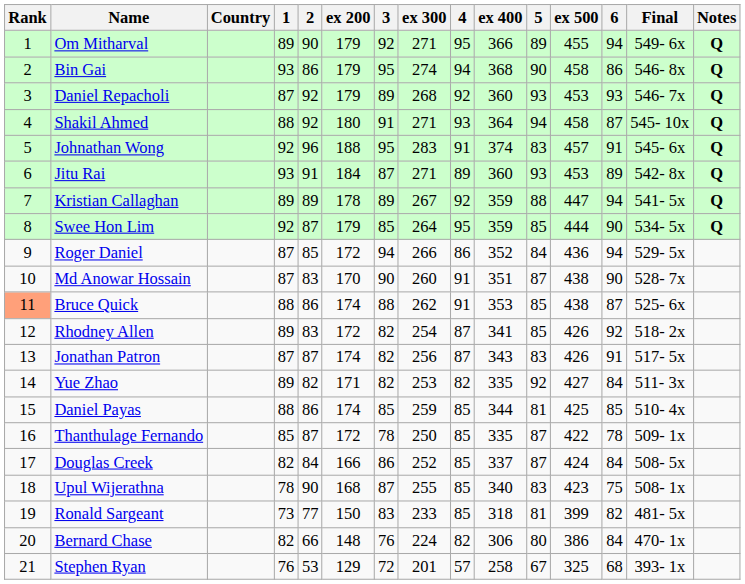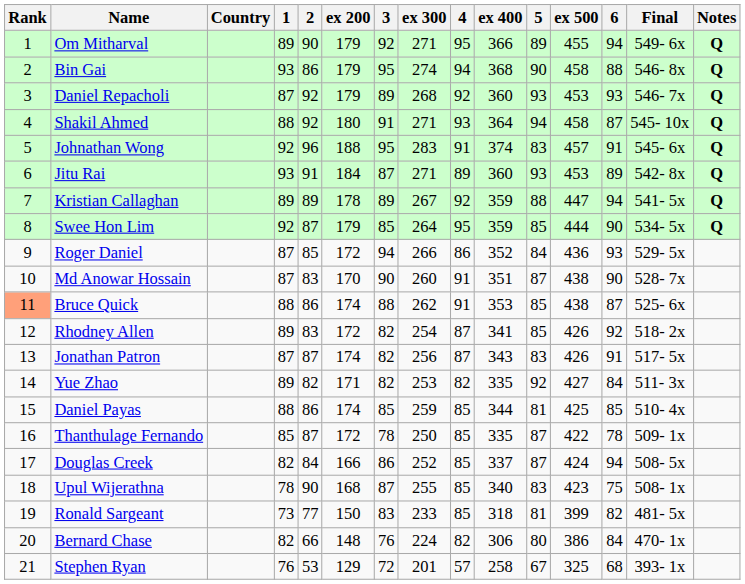(614, 69) 86 -> (614, 69) 88
(614, 252) 94 -> (614, 252) 93
(614, 461) 84 -> (614, 461) 94
